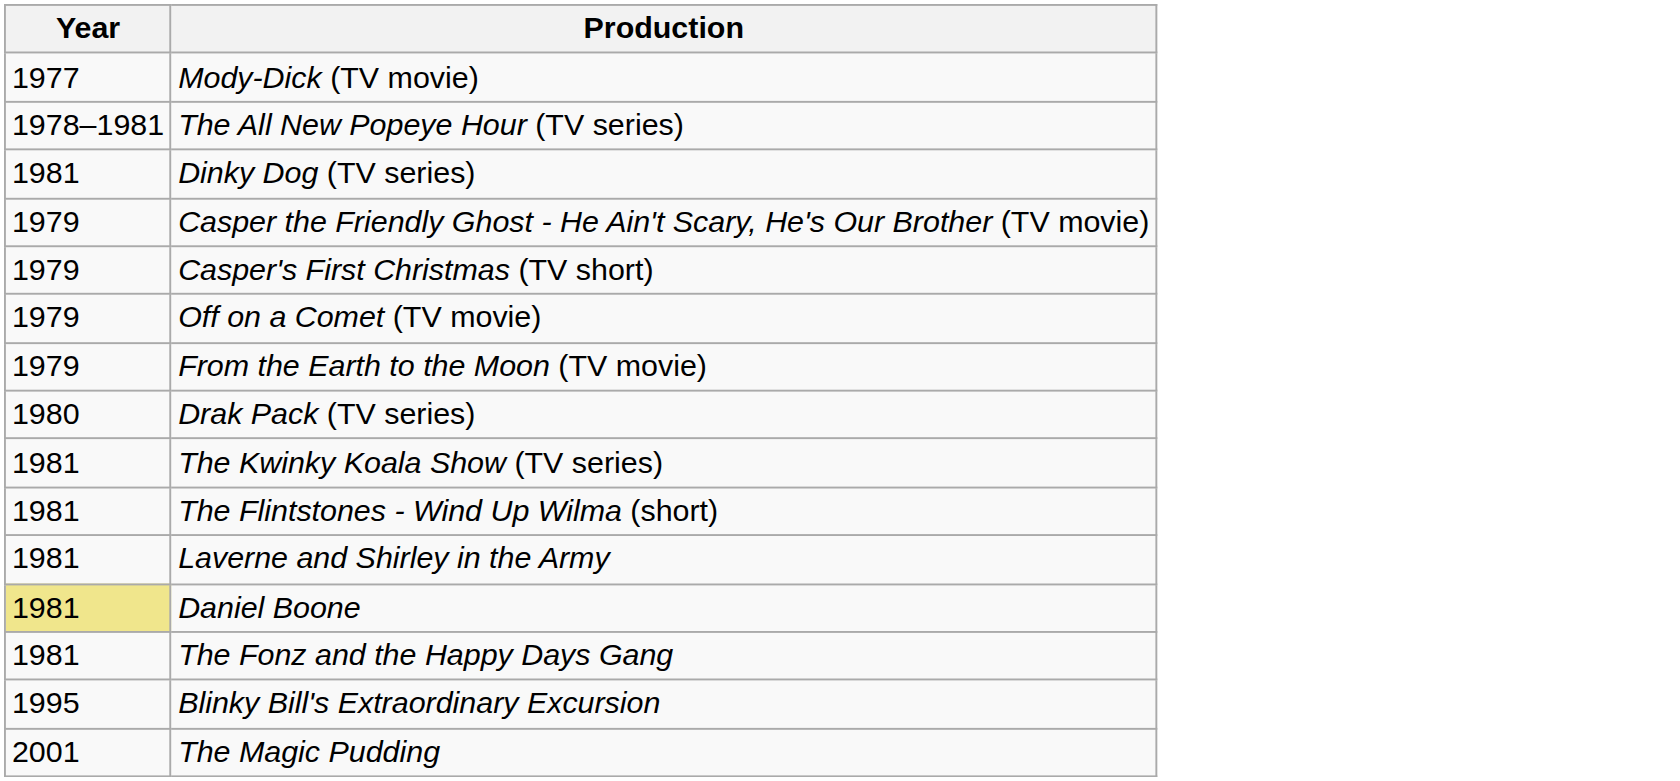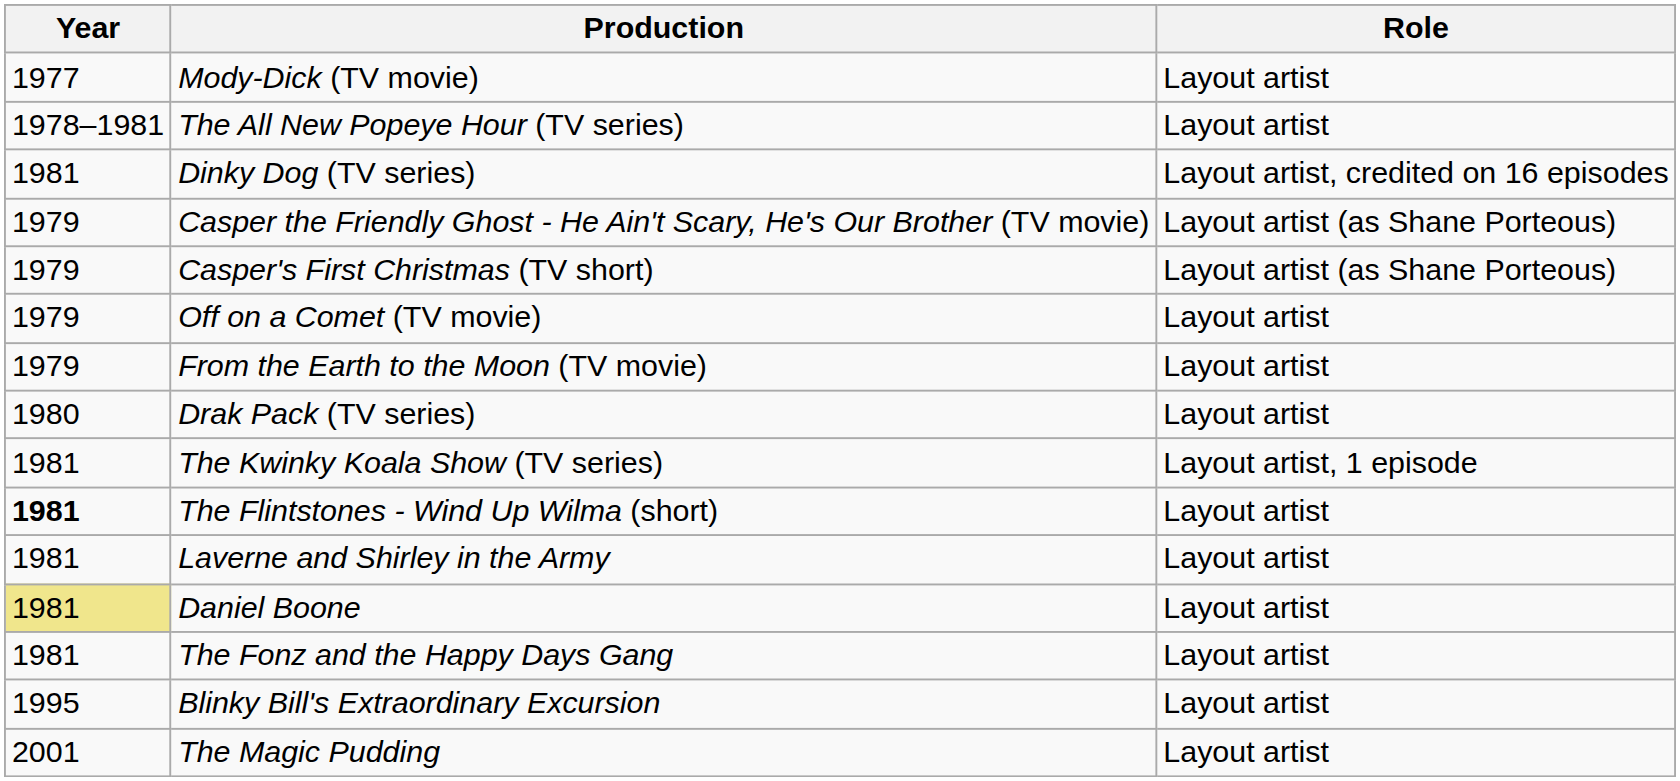+ column: (1416, 28)
(46, 510) normal -> (46, 510) bold
